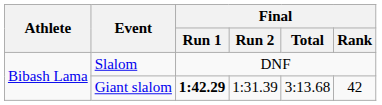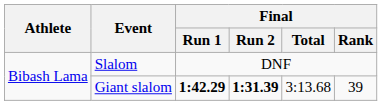(255, 87) normal -> (255, 87) bold
(355, 87) 42 -> (356, 87) 39
